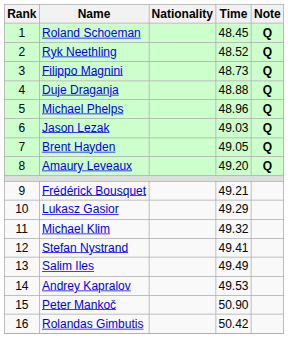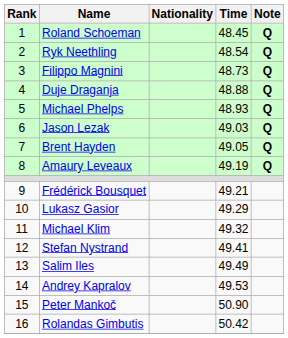(233, 52) 48.52 -> (233, 52) 48.54
(233, 109) 48.96 -> (233, 109) 48.93
(233, 166) 49.20 -> (233, 166) 49.19
